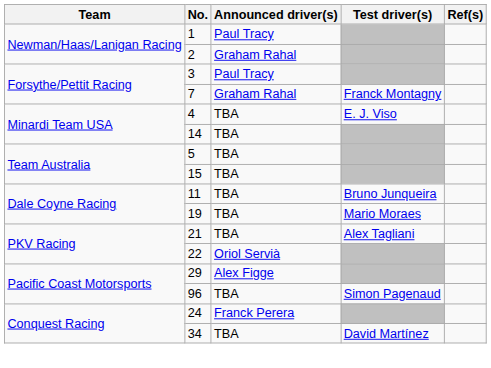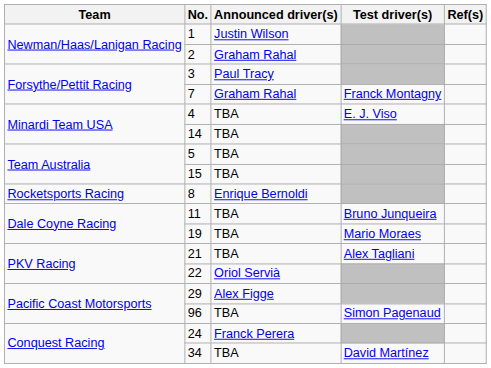(244, 34) Paul Tracy -> (251, 34) Justin Wilson
+ row: (191, 193)
